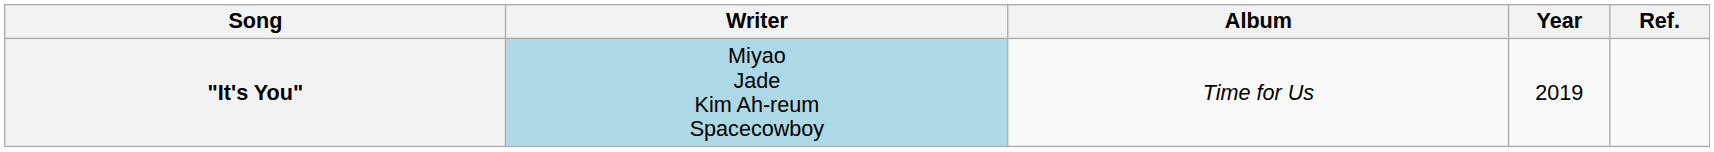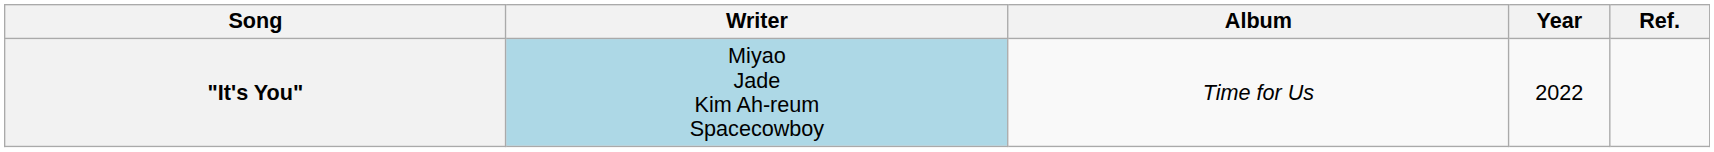(1559, 92) 2019 -> (1559, 92) 2022
